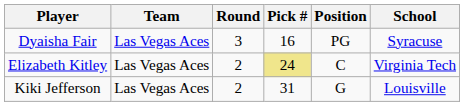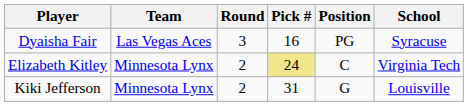(162, 64) Las Vegas Aces -> (164, 64) Minnesota Lynx
(162, 88) Las Vegas Aces -> (164, 88) Minnesota Lynx
